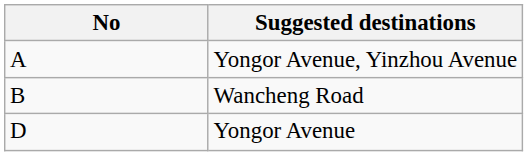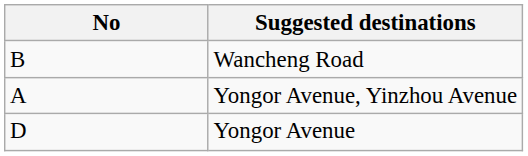rows swapped: (365, 58) <-> (289, 95)
